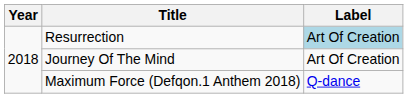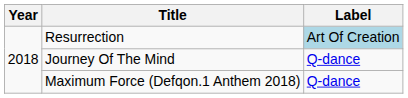(353, 59) Art Of Creation -> (333, 59) Q-dance
